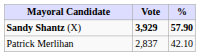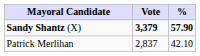(146, 28) 3,929 -> (146, 28) 3,379
